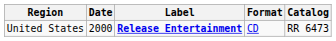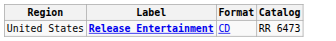- column: (101, 12)
